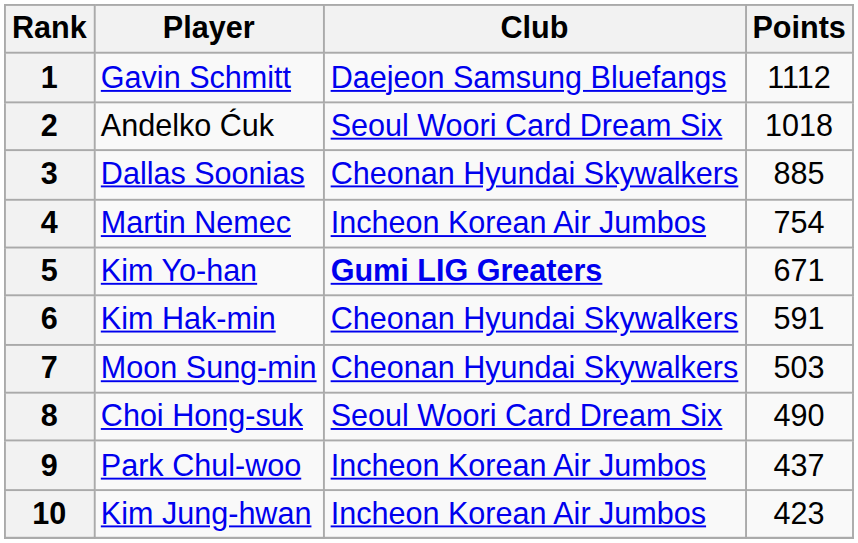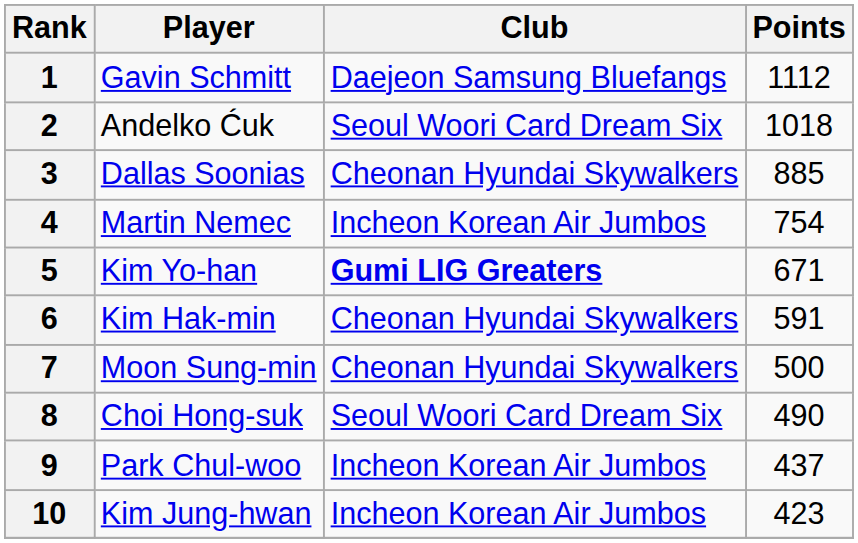(799, 367) 503 -> (799, 367) 500
